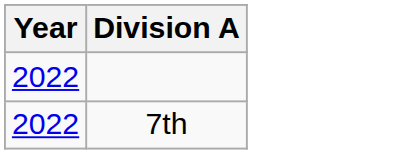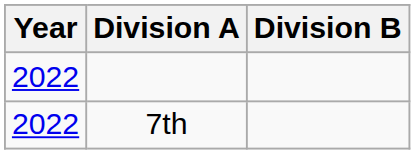+ column: (328, 28)
